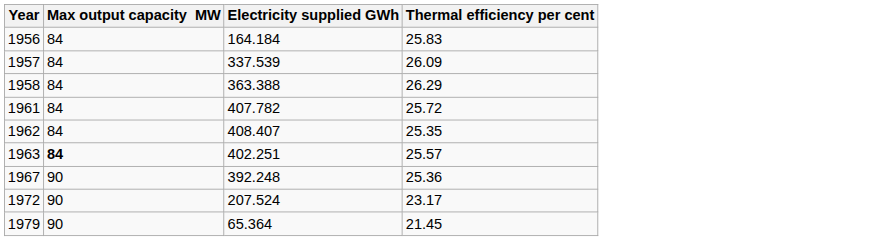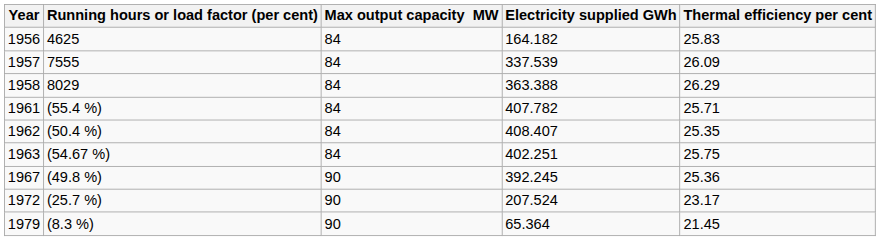+ column: (182, 16)
(254, 39) 164.184 -> (532, 39) 164.182
(424, 108) 25.72 -> (702, 108) 25.71
(55, 154) bold -> (333, 154) normal
(424, 154) 25.57 -> (702, 154) 25.75
(254, 177) 392.248 -> (532, 177) 392.245
